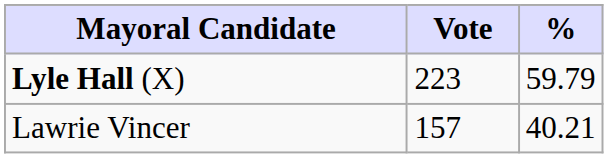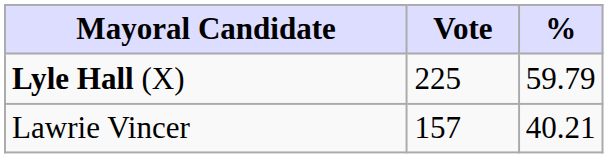(438, 78) 223 -> (438, 78) 225
